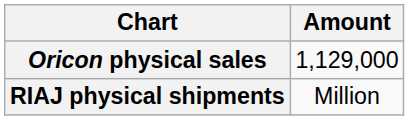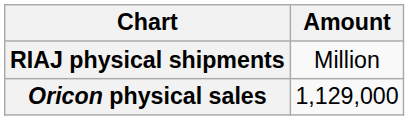rows swapped: (147, 59) <-> (147, 96)
